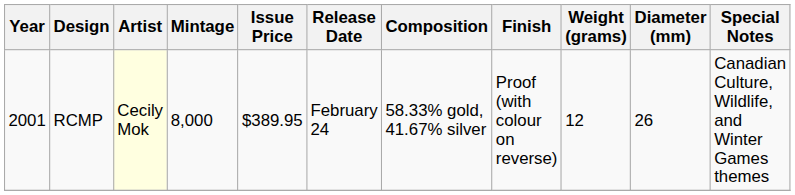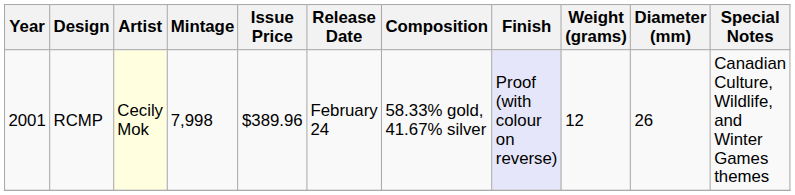(192, 120) 8,000 -> (192, 120) 7,998
(272, 120) $389.95 -> (272, 120) $389.96
(527, 120) no background -> (527, 120) lavender background
